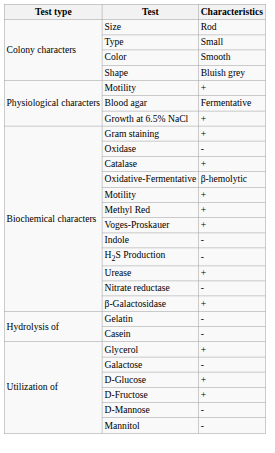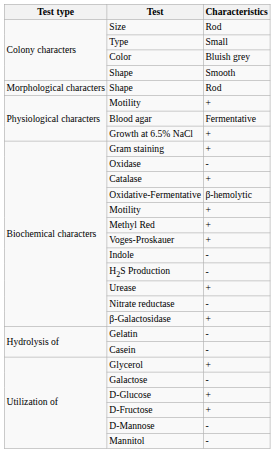(216, 57) Smooth -> (228, 57) Bluish grey
(223, 73) Bluish grey -> (220, 73) Smooth
+ row: (56, 88)
